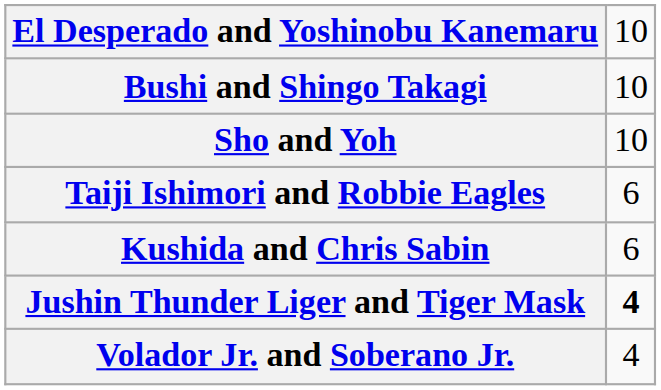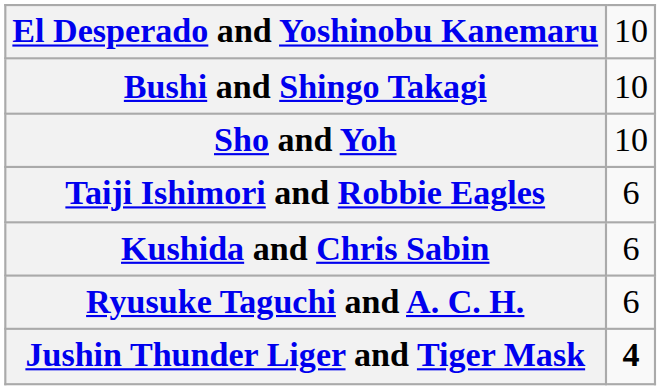+ row: (305, 301)
- row: (305, 355)
